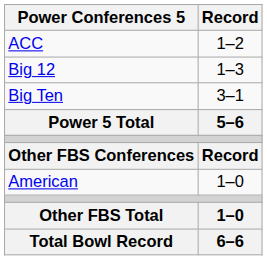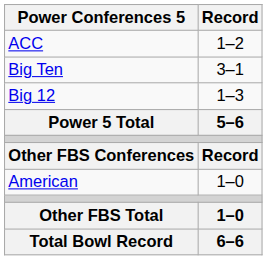rows swapped: (32, 69) <-> (36, 95)
